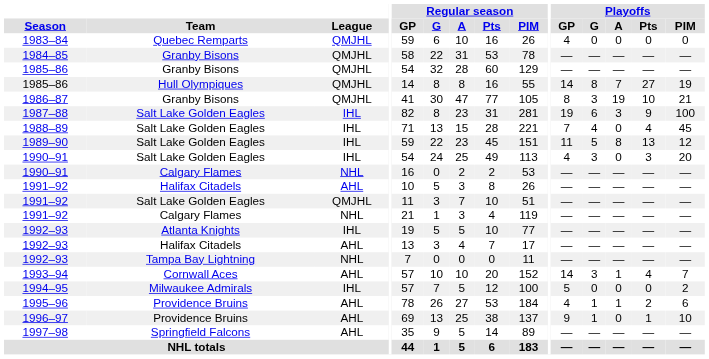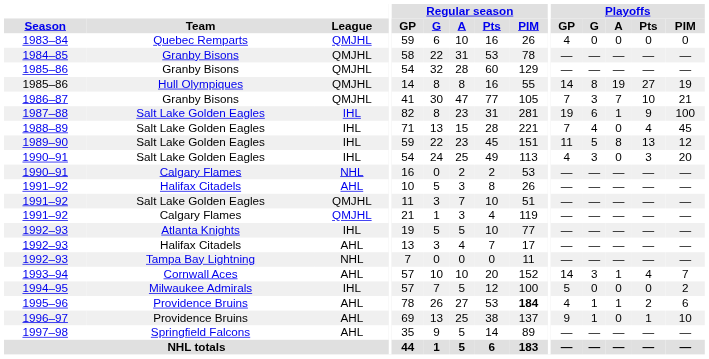(619, 84) 7 -> (619, 84) 19
(567, 99) 8 -> (567, 99) 7
(619, 99) 19 -> (619, 99) 7
(619, 113) 3 -> (619, 113) 1
(352, 215) NHL -> (352, 215) QMJHL
(529, 303) normal -> (529, 303) bold
